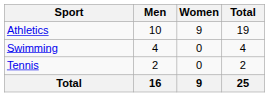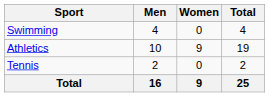rows swapped: (28, 30) <-> (32, 48)
